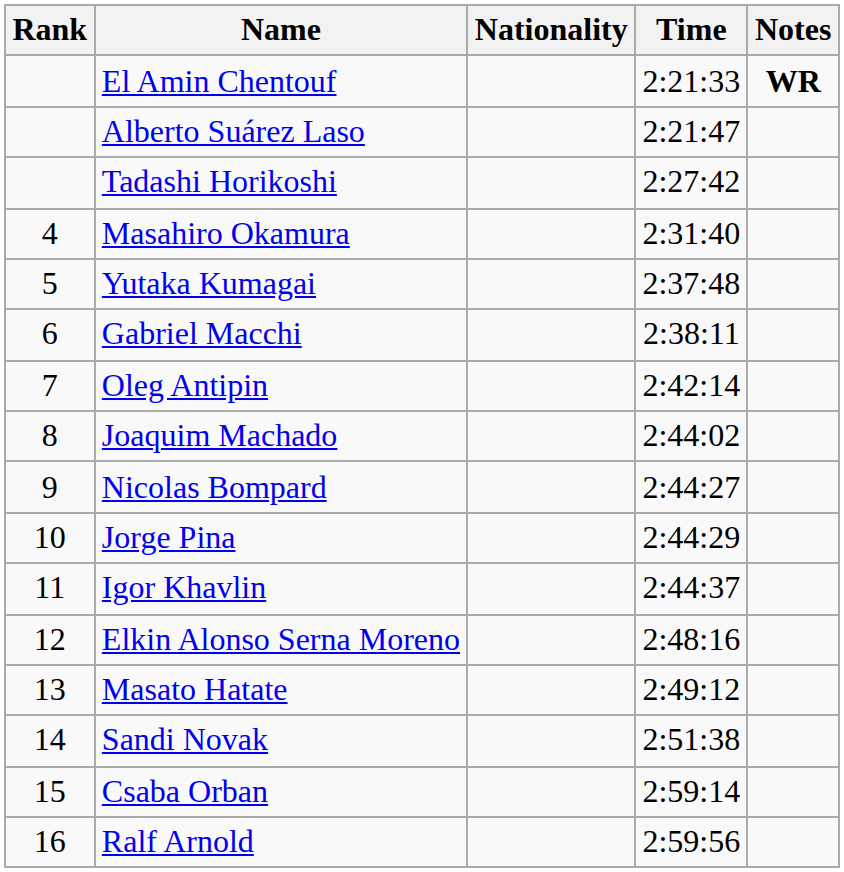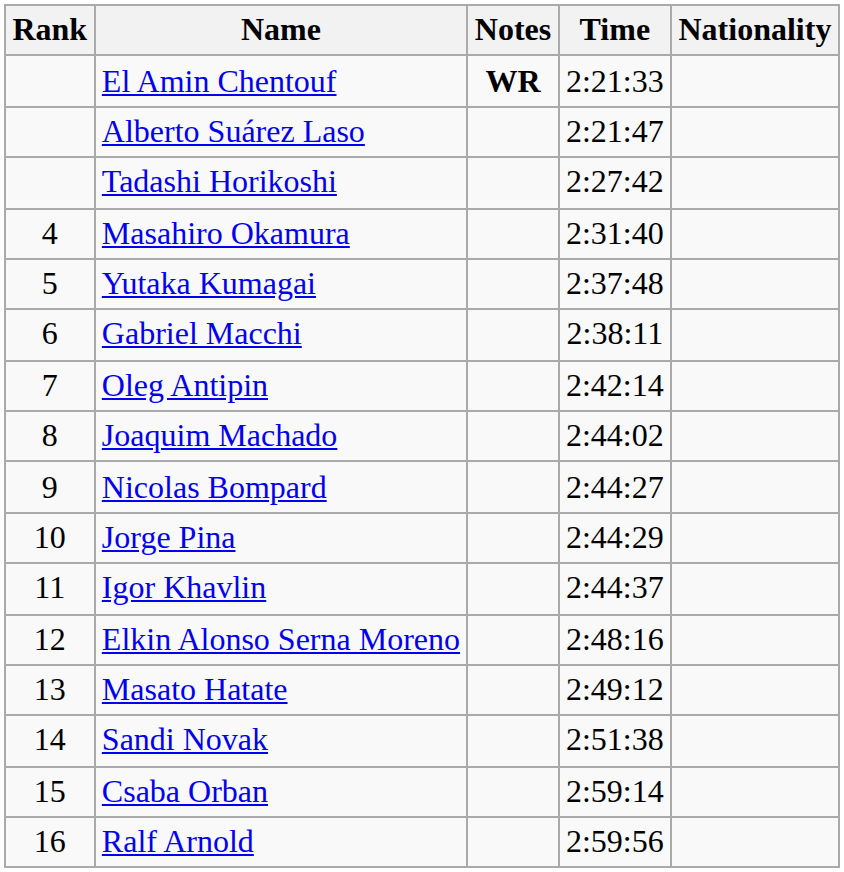columns swapped: (551, 29) <-> (793, 29)
